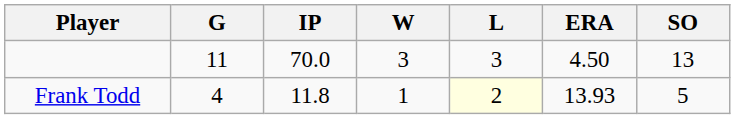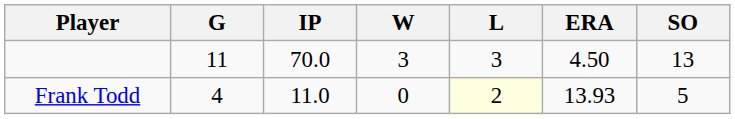(310, 95) 11.8 -> (310, 95) 11.0
(403, 95) 1 -> (403, 95) 0
